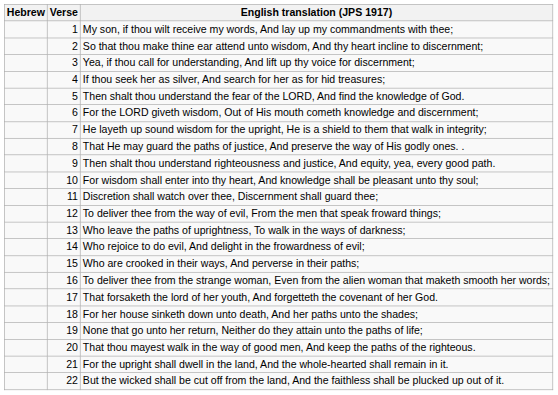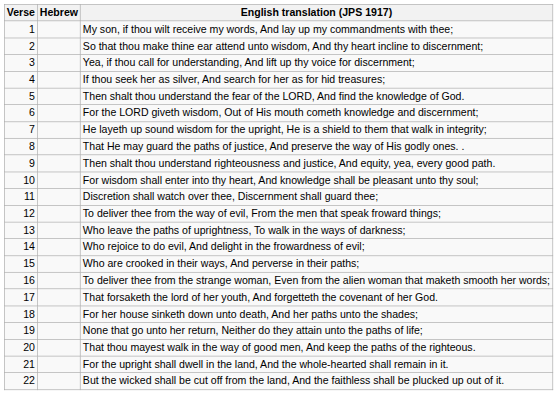columns swapped: (64, 12) <-> (26, 12)
